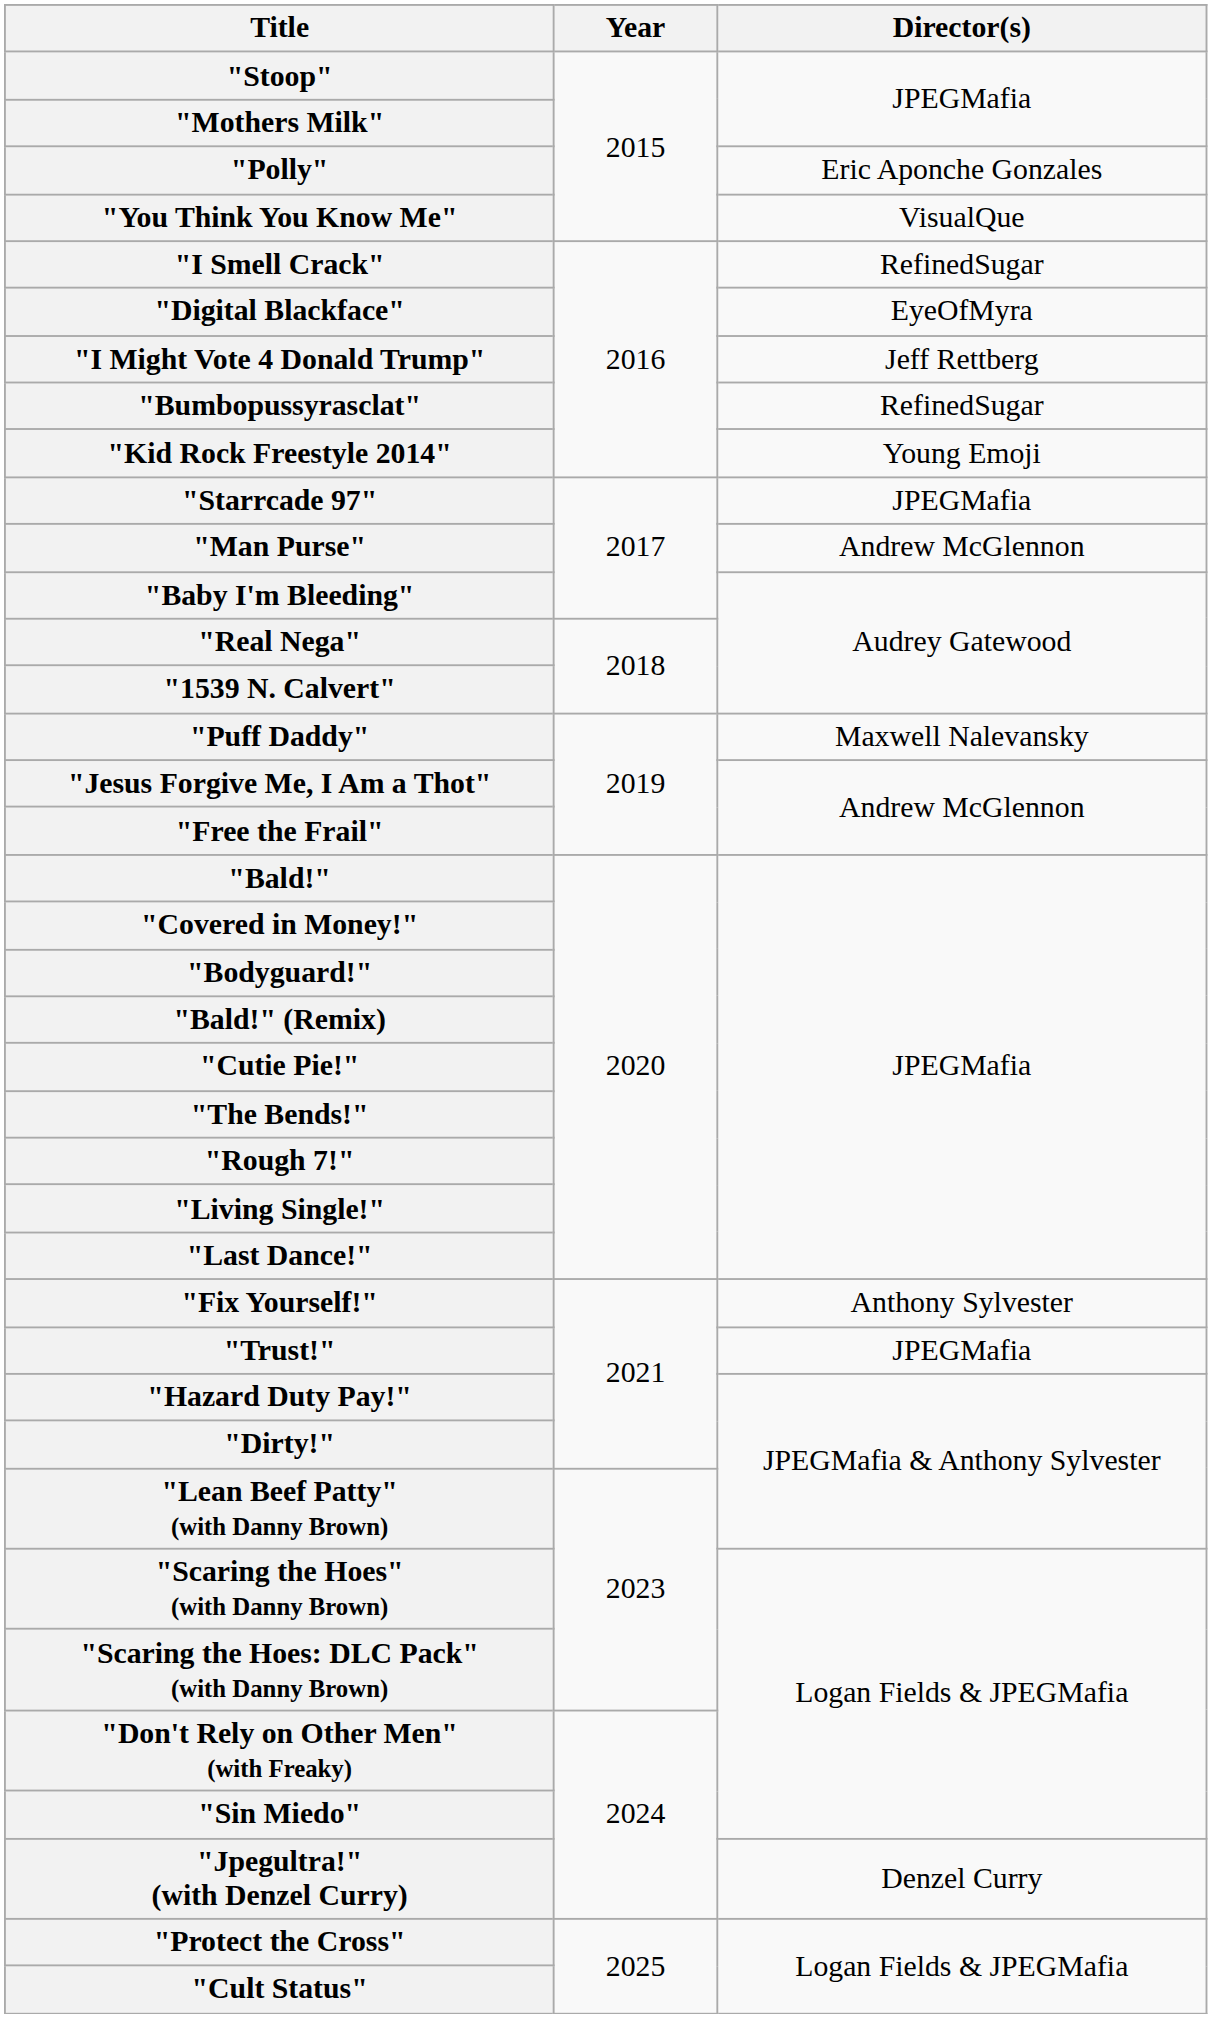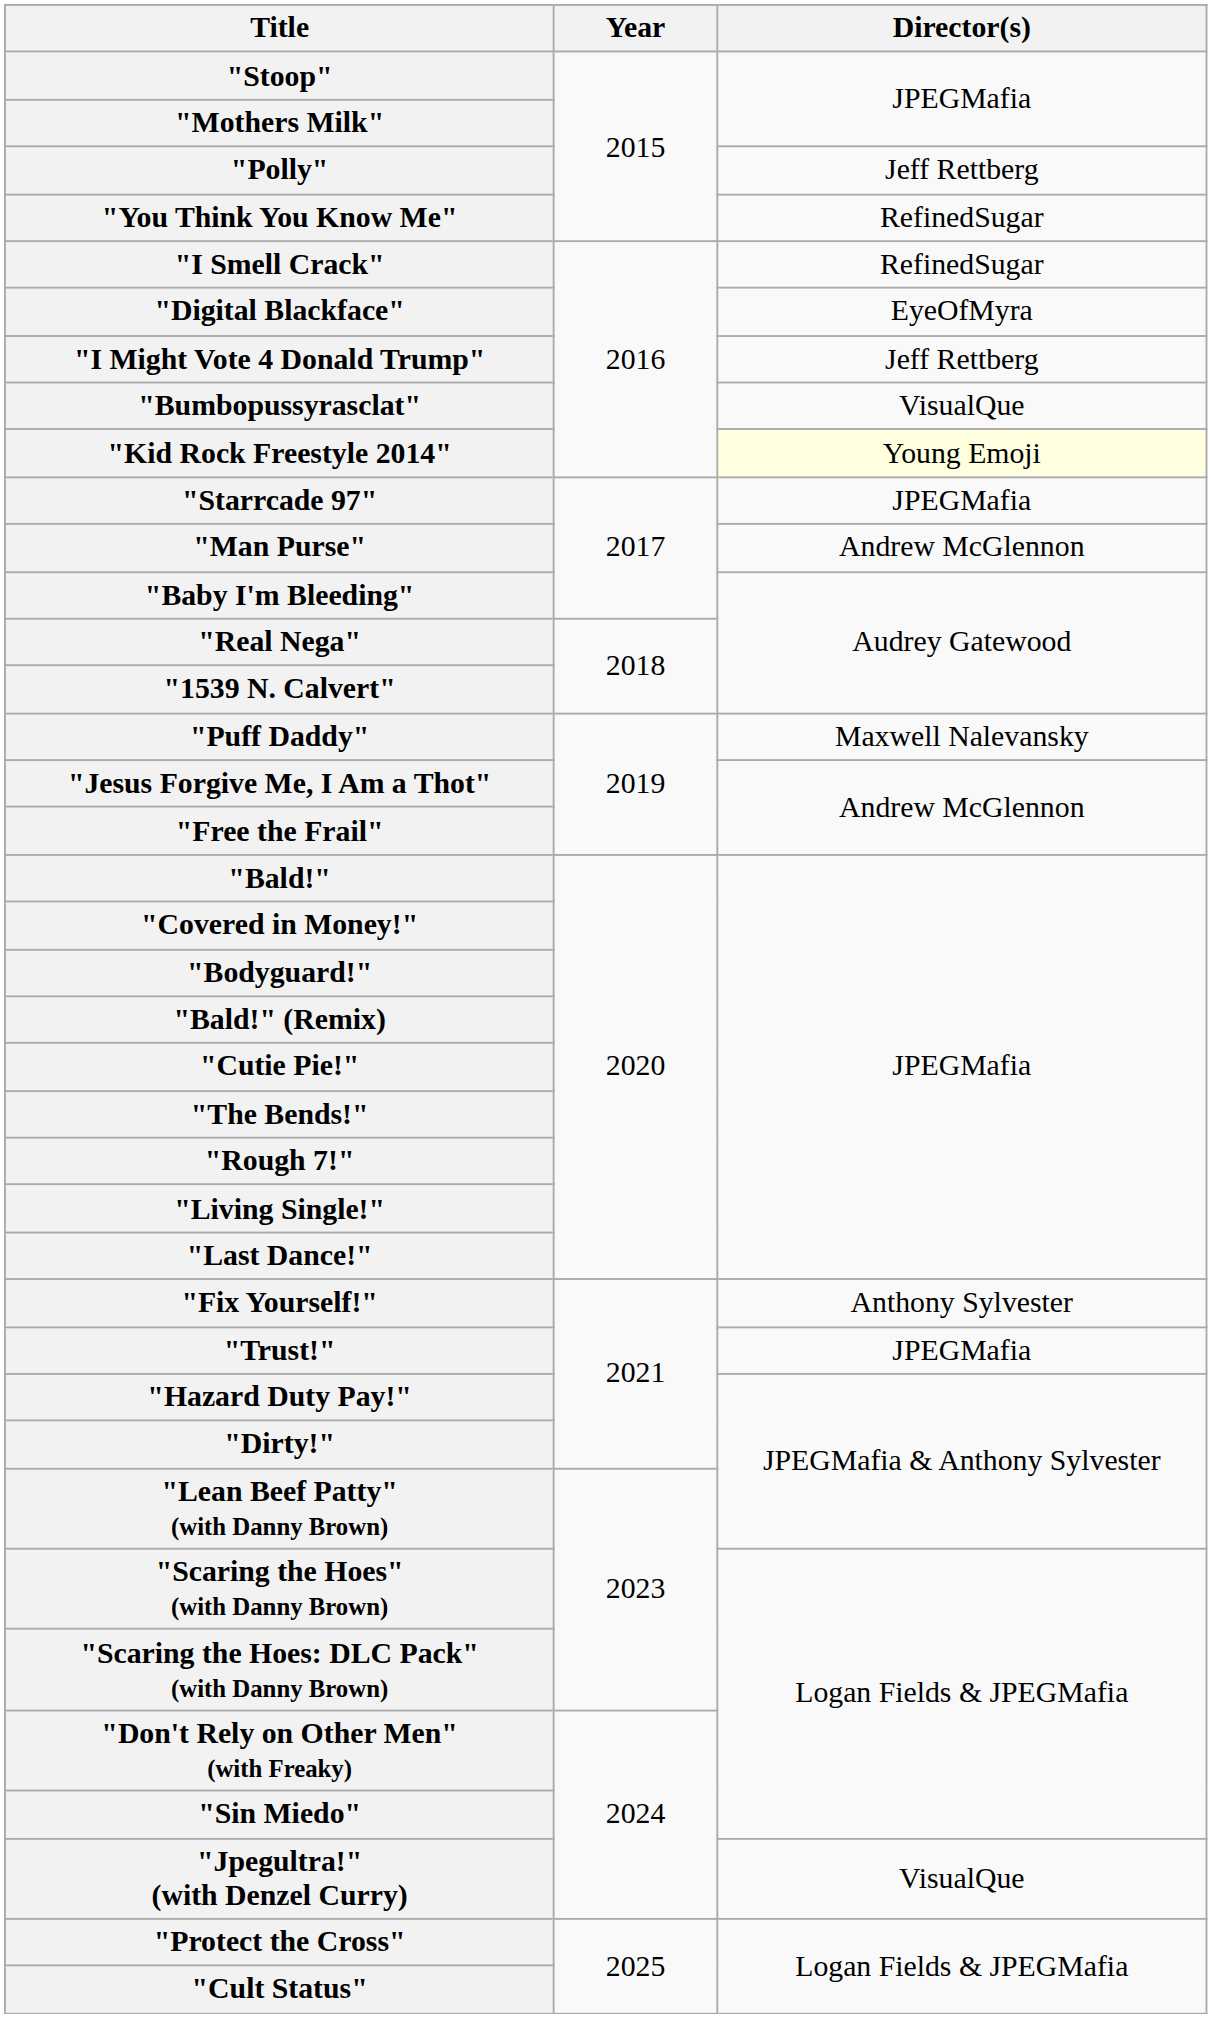(962, 169) Eric Aponche Gonzales -> (962, 169) Jeff Rettberg
(962, 216) VisualQue -> (962, 216) RefinedSugar
(962, 405) RefinedSugar -> (962, 405) VisualQue
(962, 452) no background -> (962, 452) lightyellow background
(962, 1877) Denzel Curry -> (962, 1877) VisualQue
